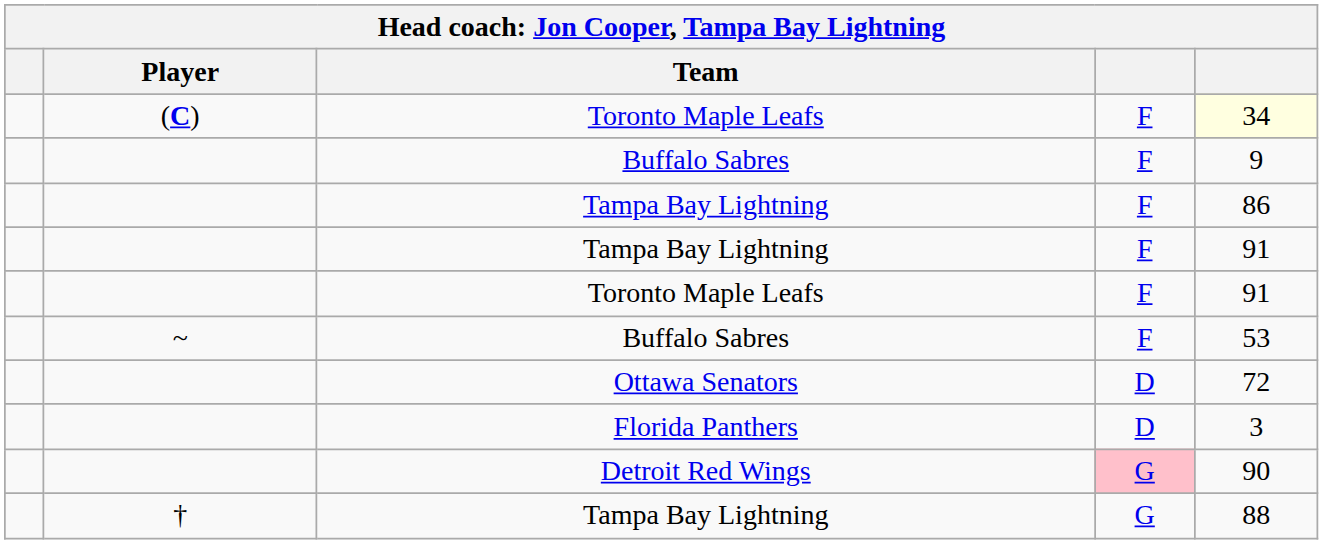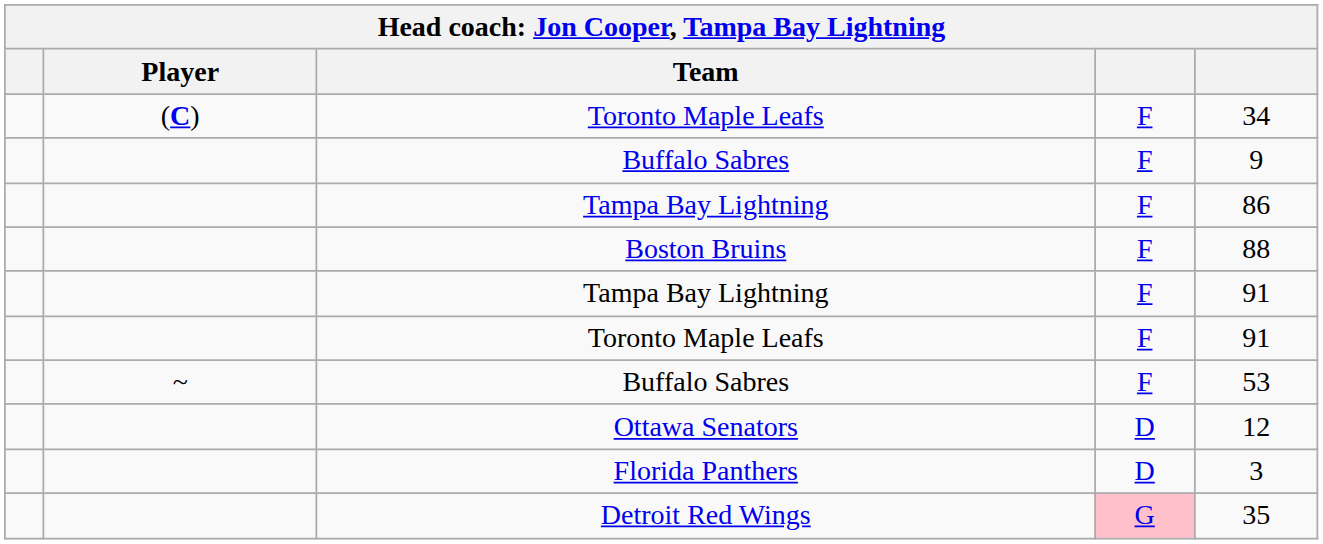(1256, 115) lightyellow background -> (1256, 115) no background
+ row: (180, 249)
(1256, 381) 72 -> (1256, 426) 12
(1256, 470) 90 -> (1256, 515) 35
- row: (180, 515)
